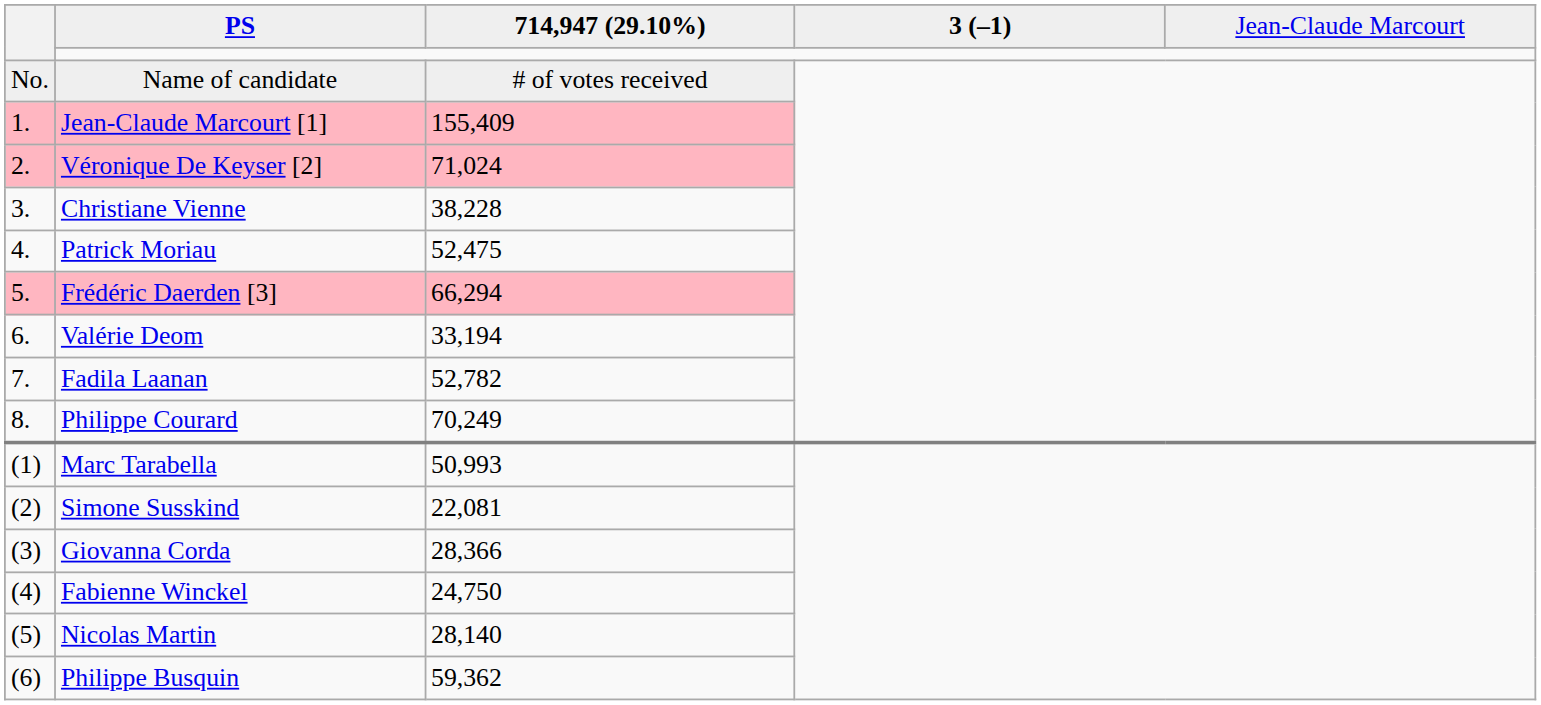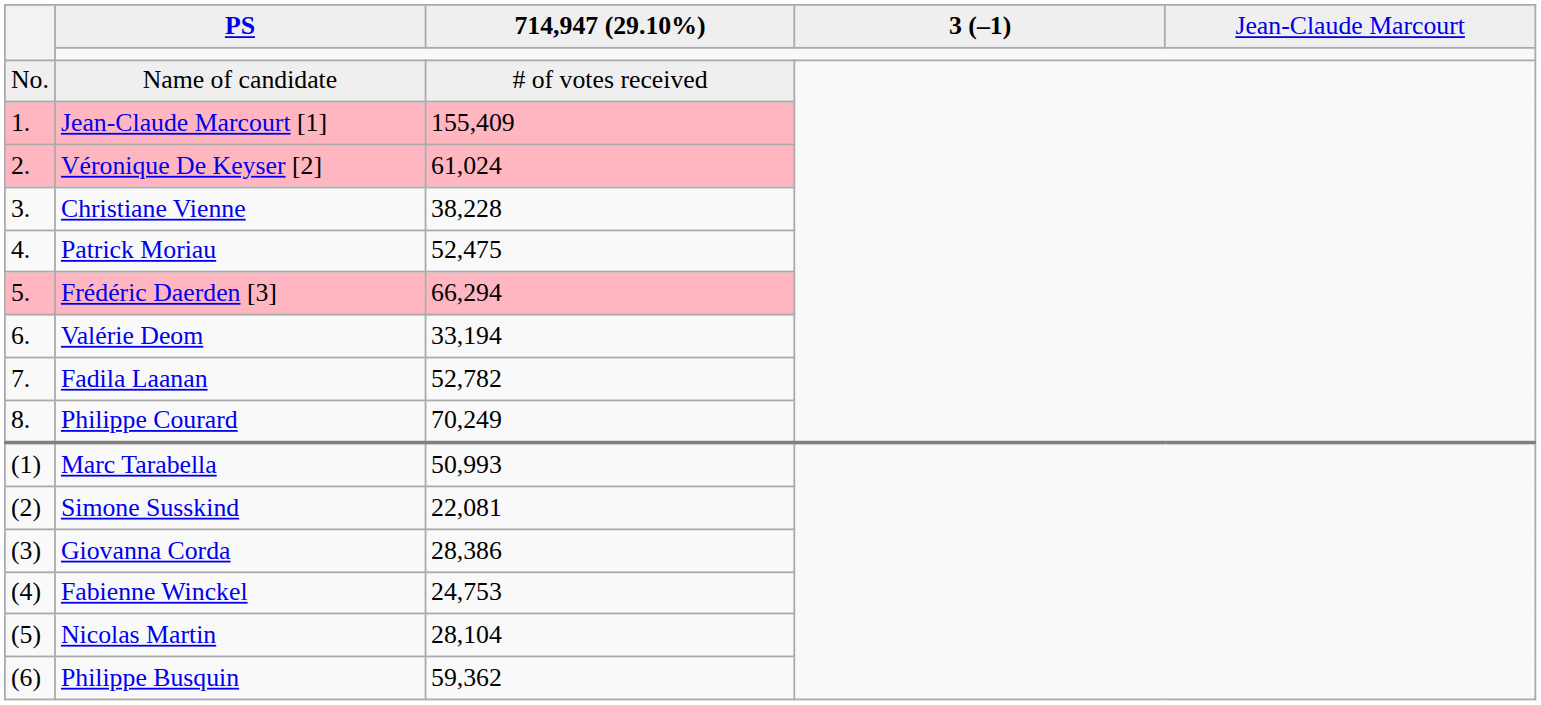(466, 165) 71,024 -> (466, 165) 61,024
(466, 550) 28,366 -> (466, 550) 28,386
(466, 592) 24,750 -> (466, 592) 24,753
(466, 635) 28,140 -> (466, 635) 28,104
